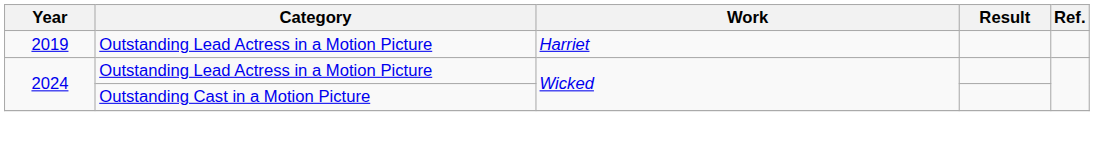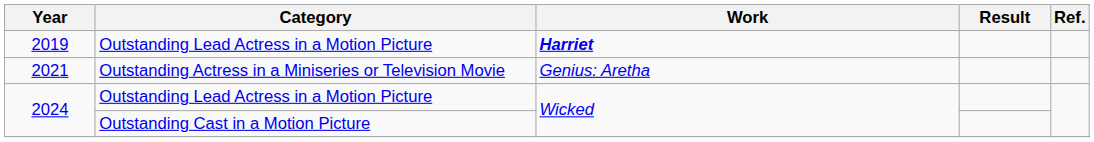(565, 44) normal -> (566, 44) bold
+ row: (50, 70)
